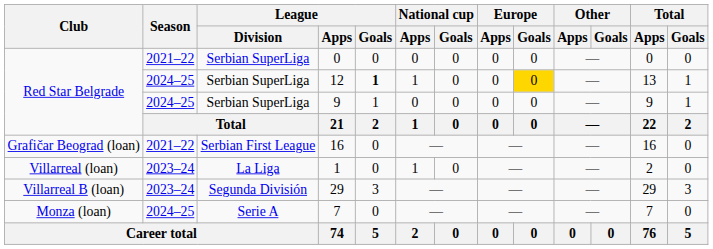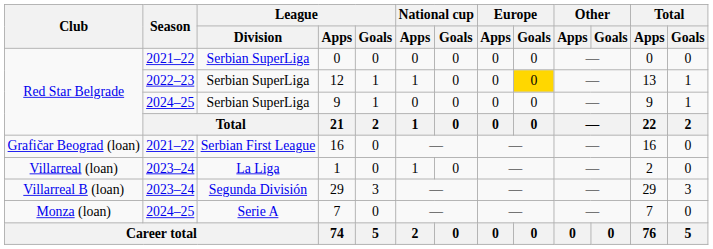(170, 80) 2024–25 -> (170, 80) 2022–23
(375, 80) bold -> (375, 80) normal
